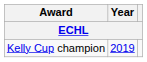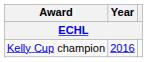(122, 48) 2019 -> (122, 48) 2016
